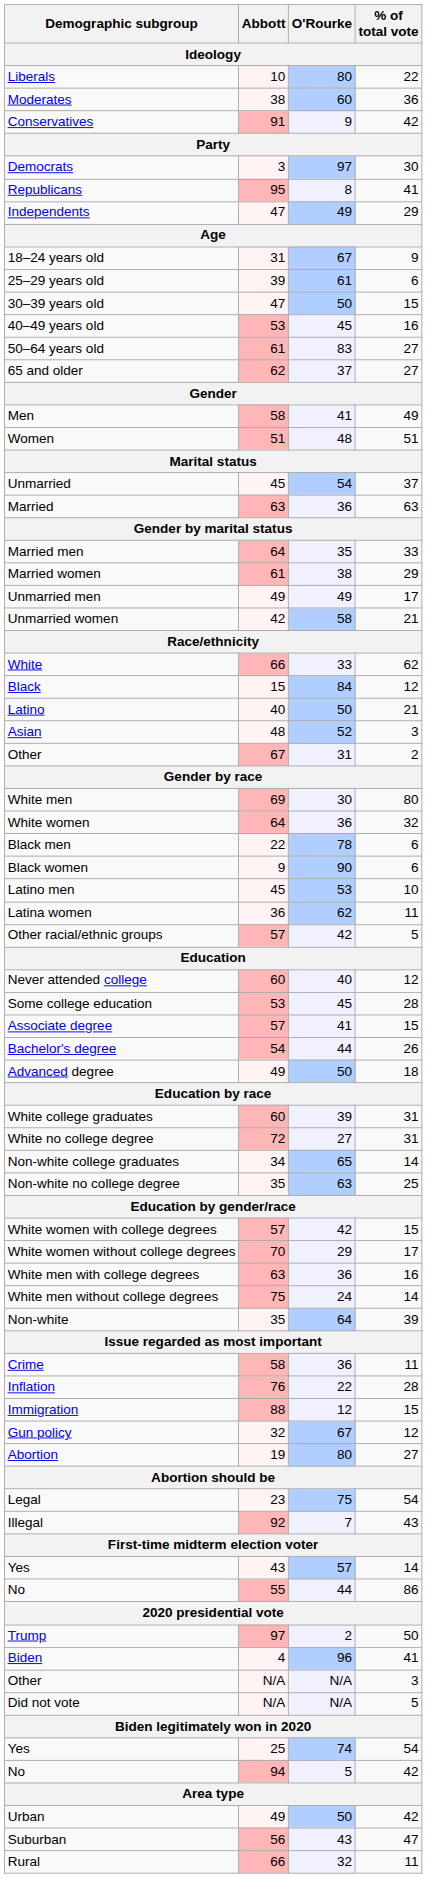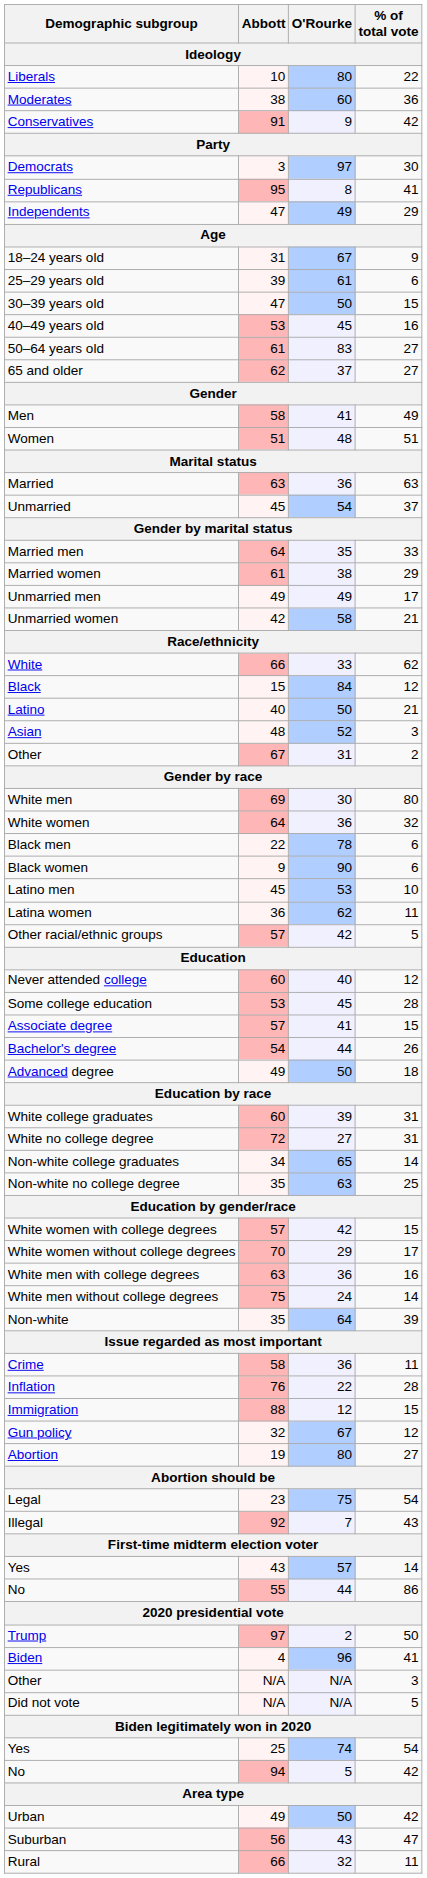rows swapped: (31, 506) <-> (39, 484)
